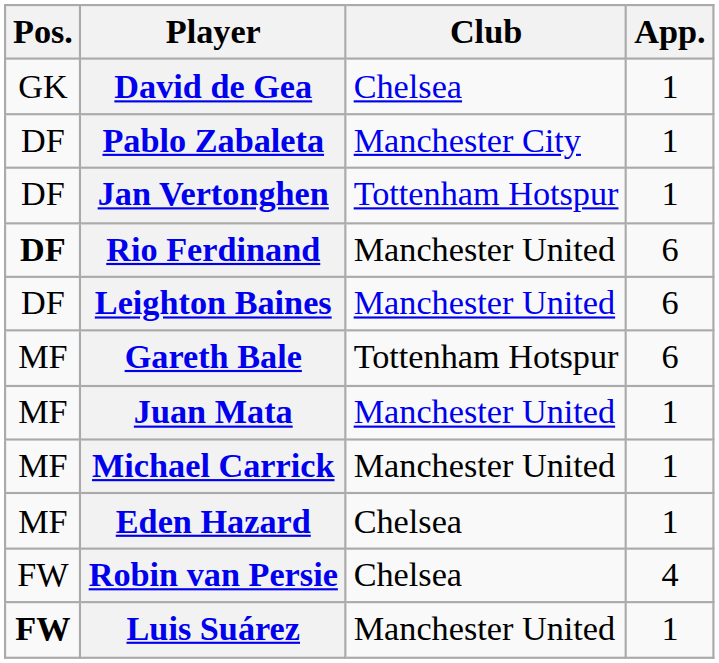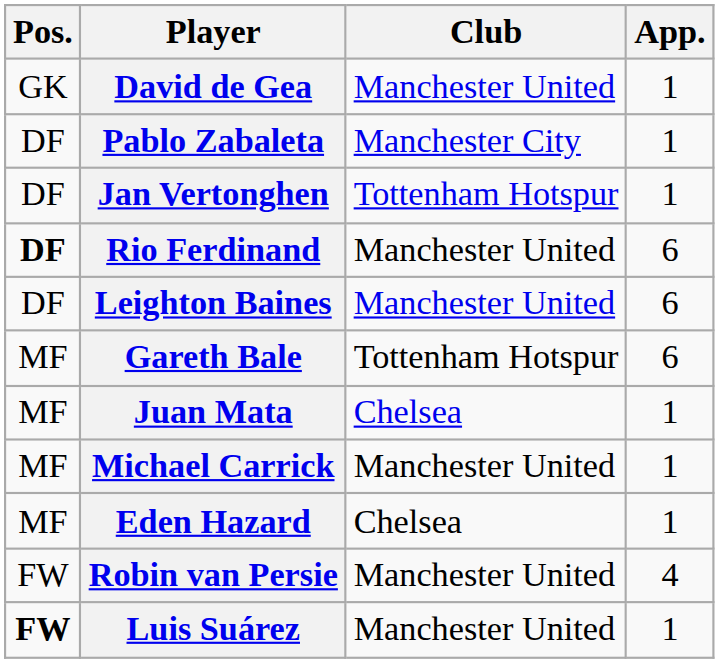(408, 85) Chelsea -> (484, 85) Manchester United
(484, 411) Manchester United -> (408, 411) Chelsea
(408, 574) Chelsea -> (484, 574) Manchester United
